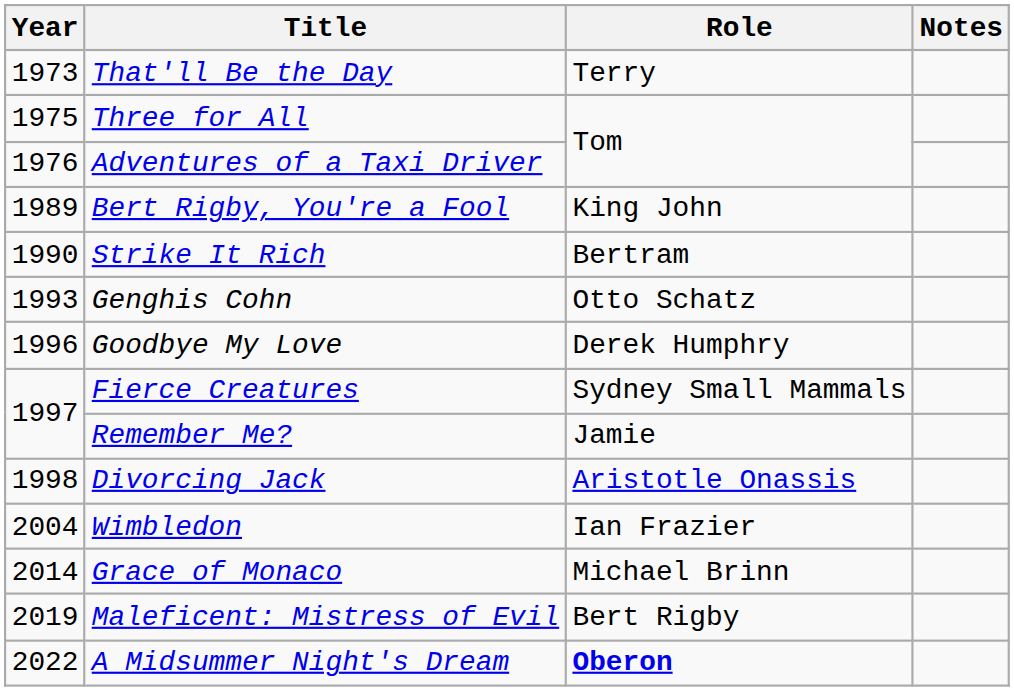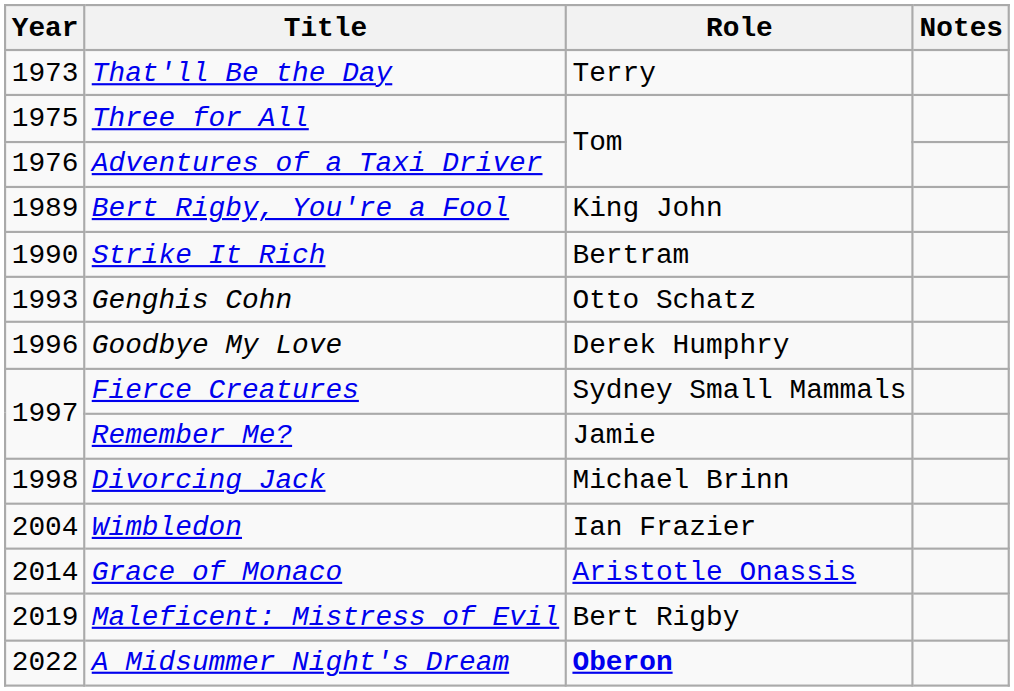(714, 481) Aristotle Onassis -> (681, 481) Michael Brinn
(681, 572) Michael Brinn -> (714, 572) Aristotle Onassis
